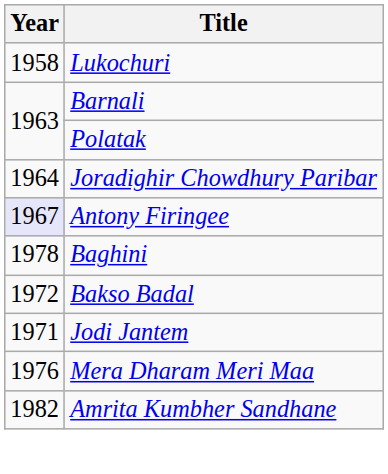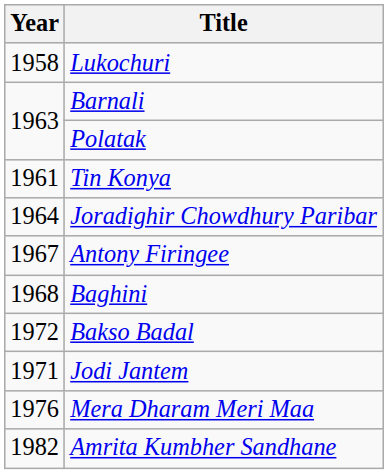+ row: (121, 178)
(35, 216) lavender background -> (35, 255) no background
(35, 255) 1978 -> (35, 293) 1968
